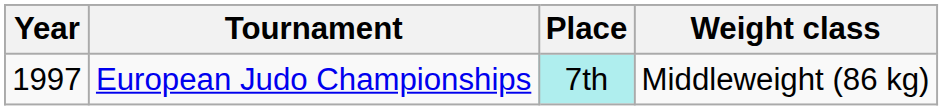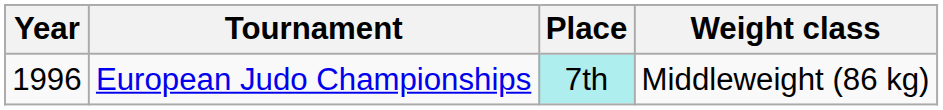(47, 78) 1997 -> (47, 78) 1996
